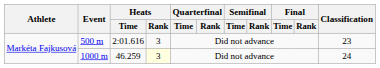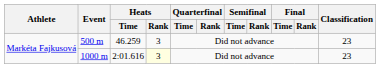(128, 41) 2:01.616 -> (128, 41) 46.259
(128, 56) 46.259 -> (128, 56) 2:01.616
(347, 56) 24 -> (347, 56) 23
